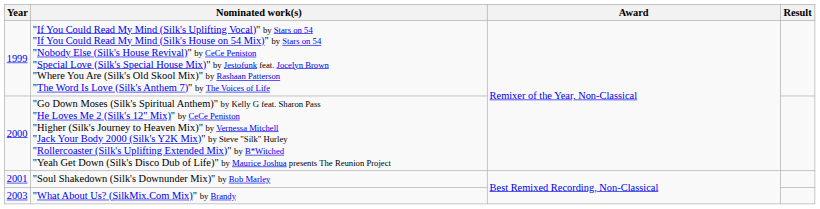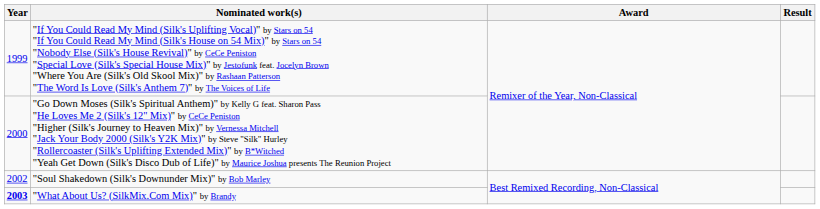(17, 179) 2001 -> (17, 179) 2002
(17, 195) normal -> (17, 195) bold
